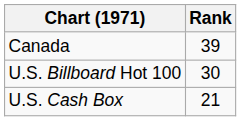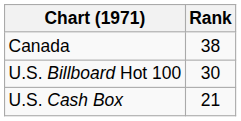(210, 45) 39 -> (210, 45) 38
